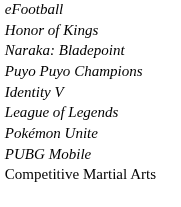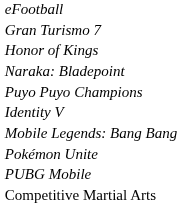+ row: (53, 29)
- row: (62, 112)
+ row: (91, 133)
